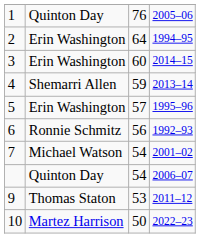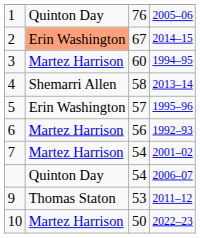(77, 38) no background -> (77, 38) lightsalmon background
(139, 38) 64 -> (139, 38) 67
(173, 38) 1994–95 -> (173, 38) 2014–15
(77, 61) Erin Washington -> (76, 61) Martez Harrison
(173, 61) 2014–15 -> (173, 61) 1994–95
(139, 84) 59 -> (139, 84) 58
(75, 130) Ronnie Schmitz -> (76, 130) Martez Harrison
(75, 152) Michael Watson -> (76, 152) Martez Harrison
